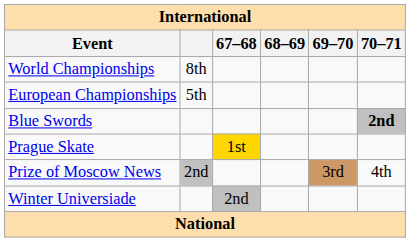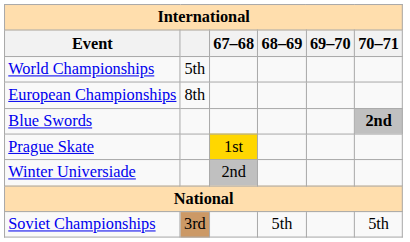(196, 69) 8th -> (195, 69) 5th
(196, 95) 5th -> (195, 95) 8th
- row: (85, 172)
+ row: (82, 224)
